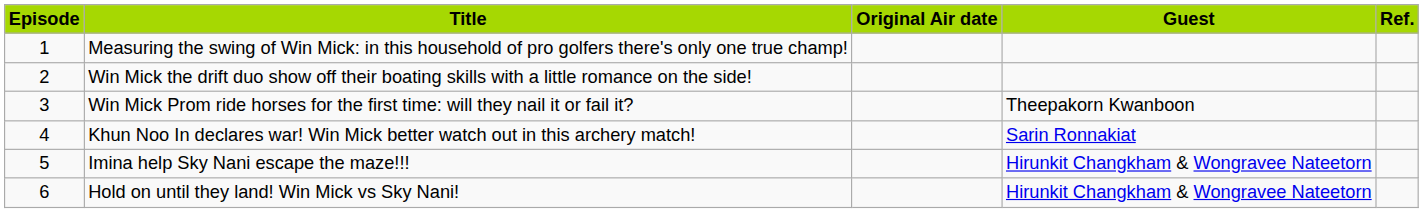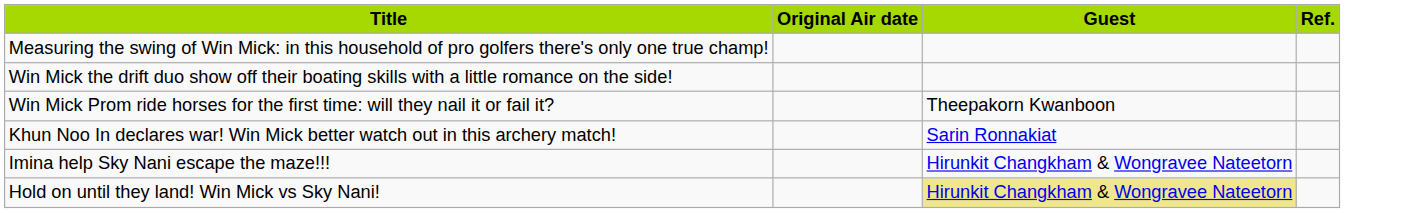- column: (44, 18)
(1189, 192) no background -> (1109, 192) khaki background
